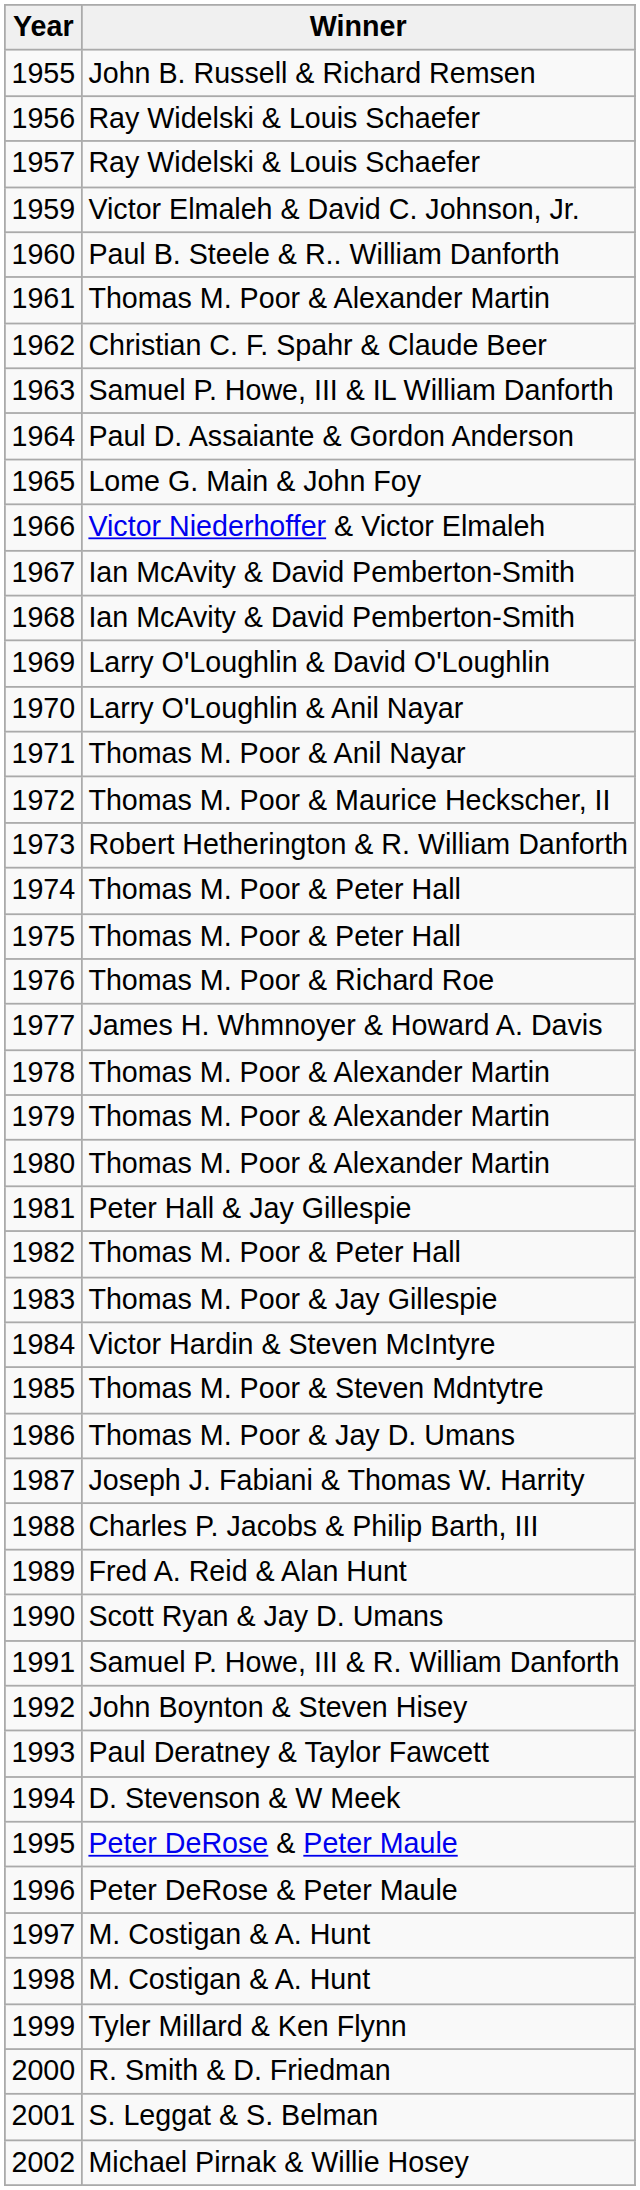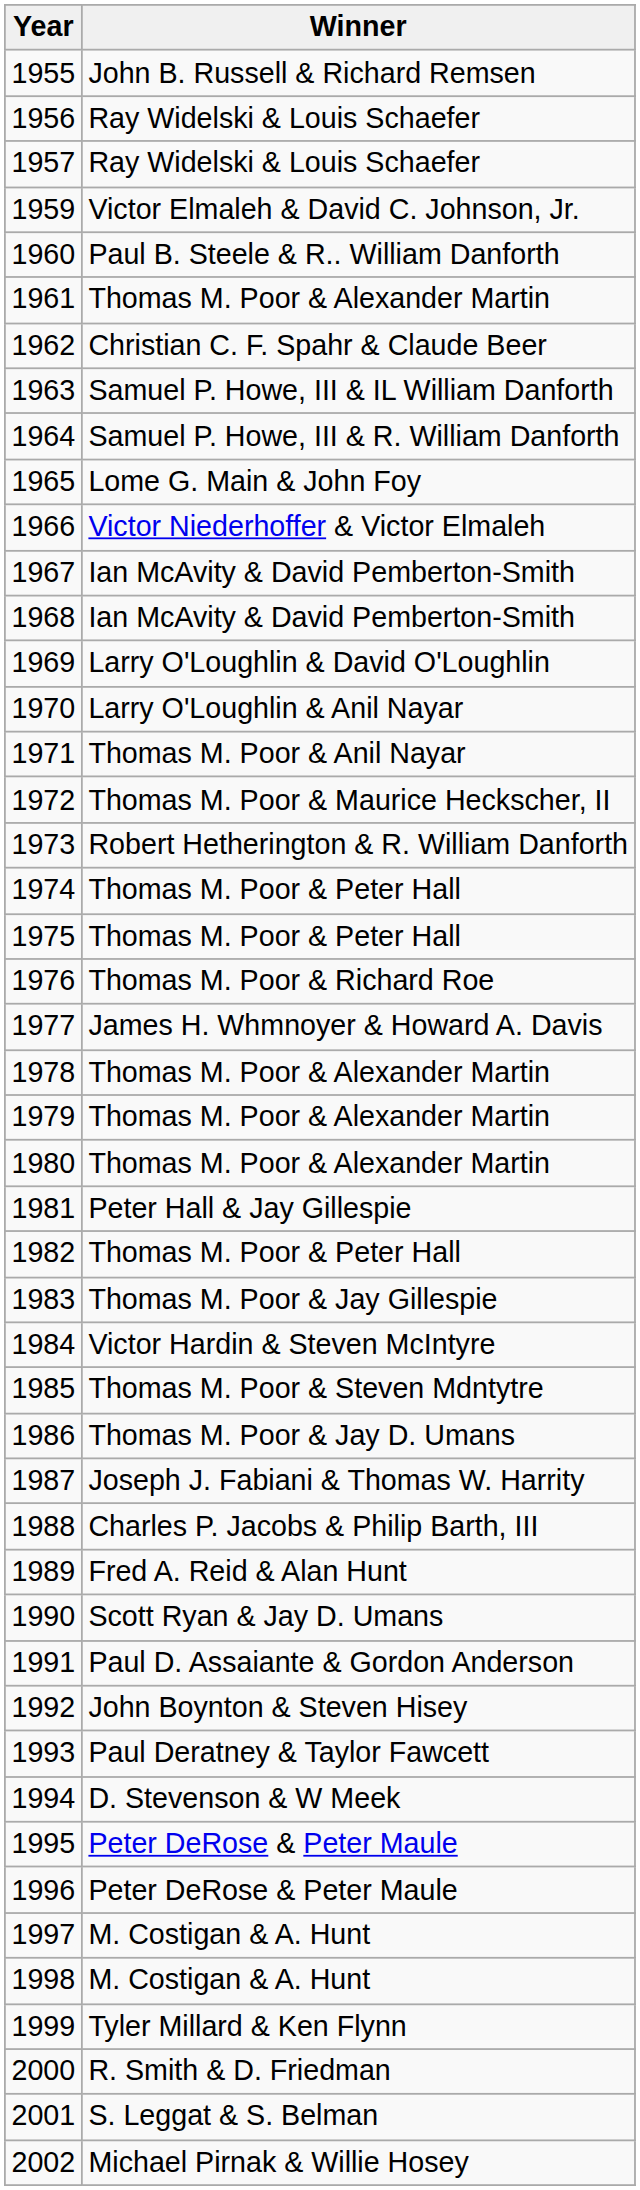(331, 436) Paul D. Assaiante & Gordon Anderson -> (354, 436) Samuel P. Howe, III & R. William Danforth
(354, 1662) Samuel P. Howe, III & R. William Danforth -> (331, 1662) Paul D. Assaiante & Gordon Anderson
